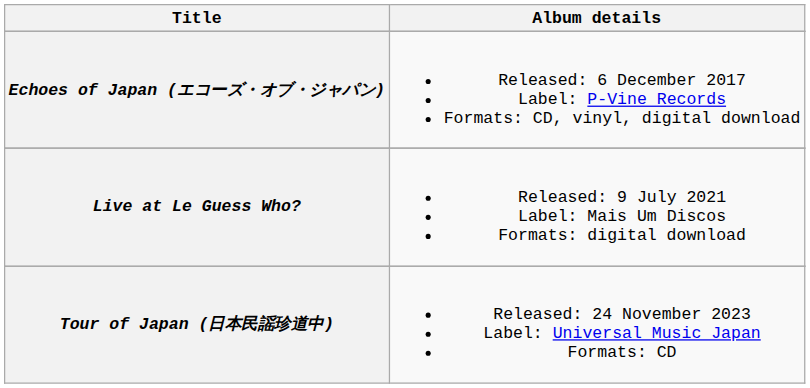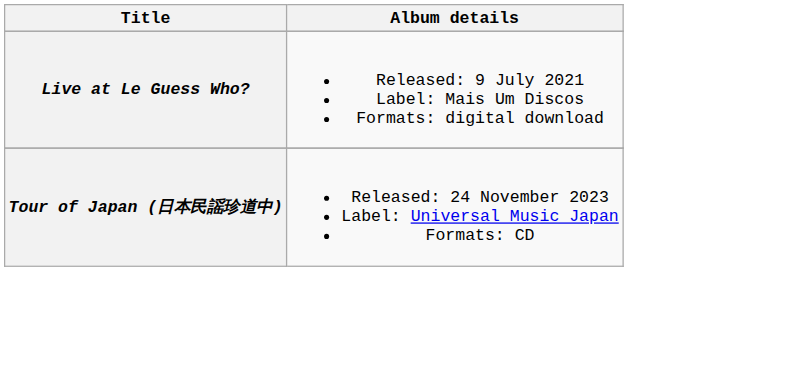- row: (197, 91)
